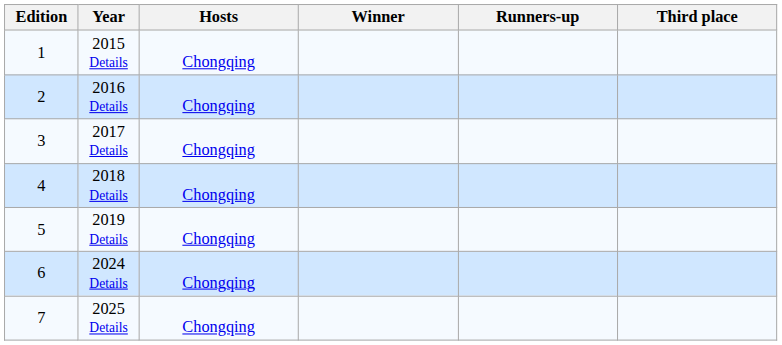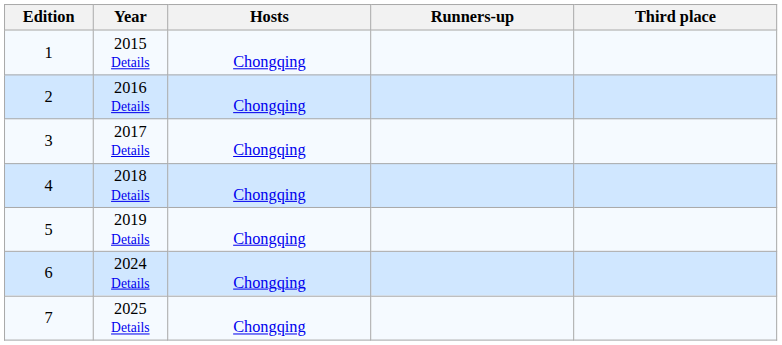- column: (378, 17)
